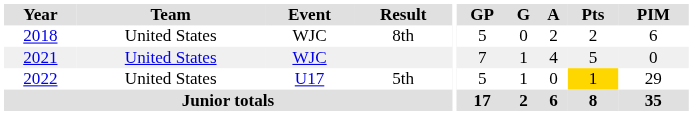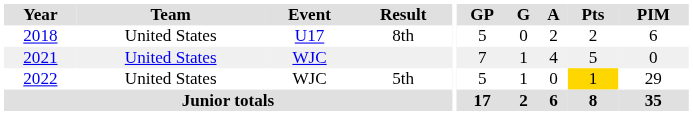(310, 36) WJC -> (310, 36) U17
(310, 78) U17 -> (310, 78) WJC
